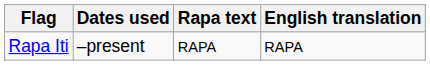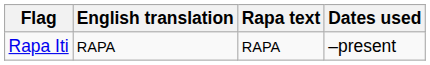columns swapped: (123, 18) <-> (343, 18)
